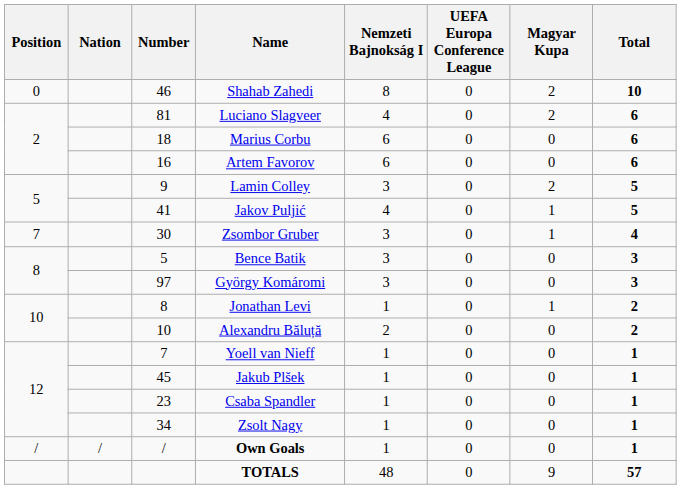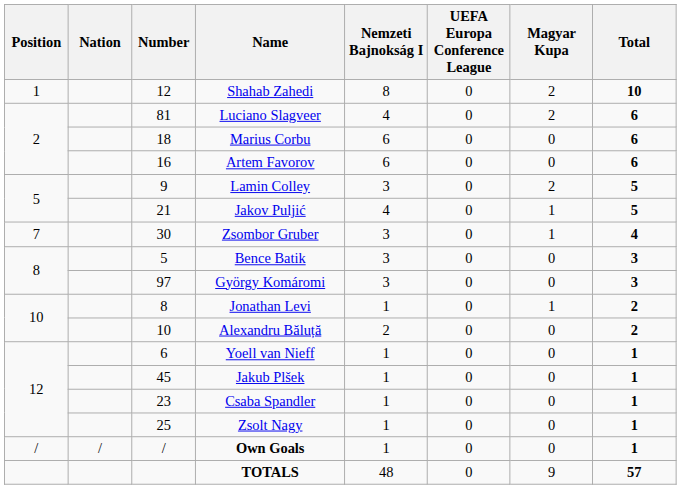(36, 91) 0 -> (36, 91) 1
(164, 91) 46 -> (164, 91) 12
(164, 210) 41 -> (164, 210) 21
(164, 353) 7 -> (164, 353) 6
(164, 425) 34 -> (164, 425) 25
